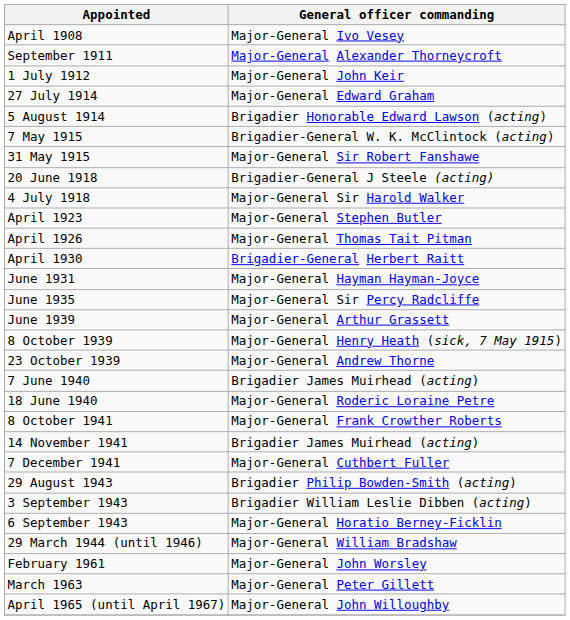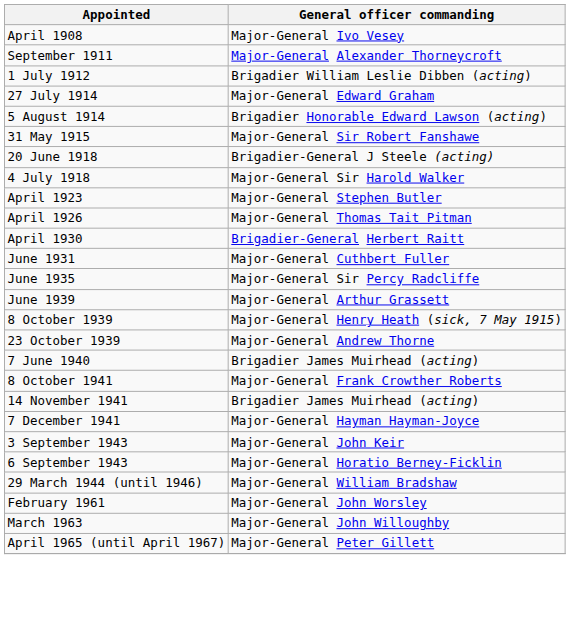(318, 76) Major-General John Keir -> (382, 76) Brigadier William Leslie Dibben (acting)
- row: (45, 137)
(355, 279) Major-General Hayman Hayman-Joyce -> (340, 259) Major-General Cuthbert Fuller
- row: (53, 401)
(340, 462) Major-General Cuthbert Fuller -> (355, 421) Major-General Hayman Hayman-Joyce
- row: (60, 482)
(382, 503) Brigadier William Leslie Dibben (acting) -> (318, 442) Major-General John Keir
(333, 584) Major-General Peter Gillett -> (340, 523) Major-General John Willoughby
(340, 605) Major-General John Willoughby -> (333, 543) Major-General Peter Gillett
